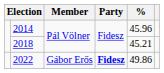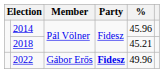(141, 60) 49.86 -> (141, 60) 49.96
